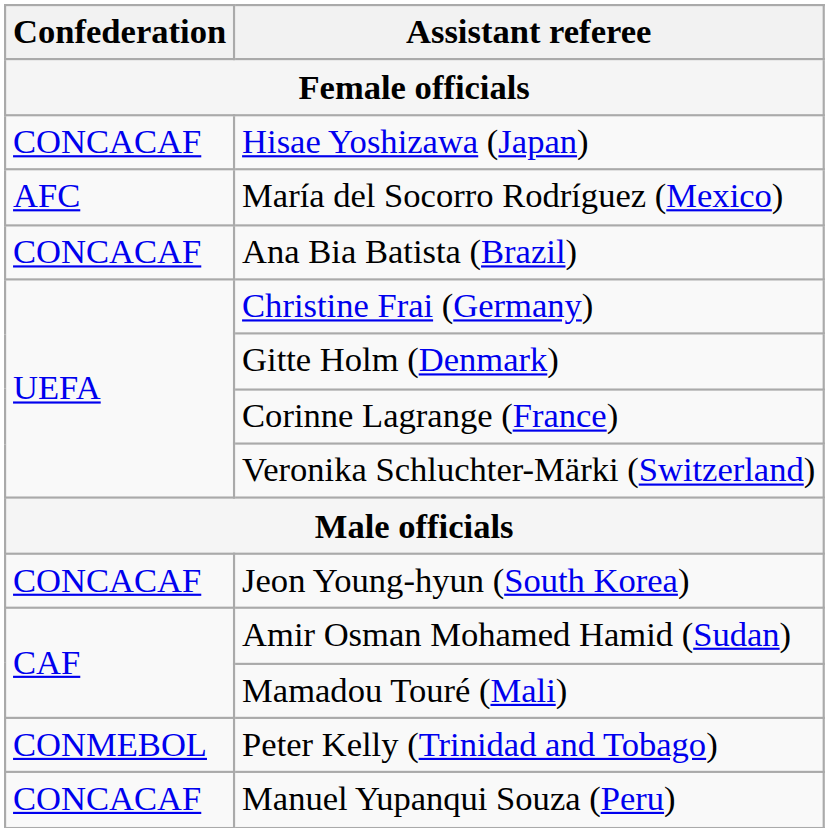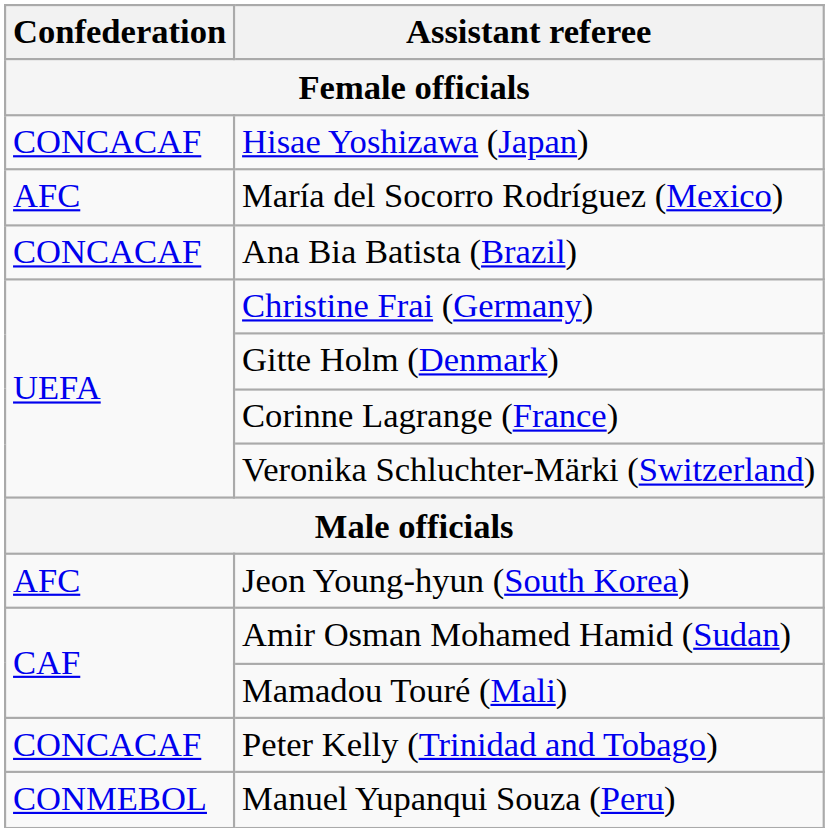(107, 580) CONCACAF -> (47, 580) AFC
(110, 744) CONMEBOL -> (107, 744) CONCACAF
(107, 799) CONCACAF -> (110, 799) CONMEBOL
